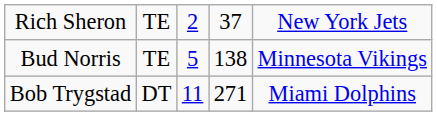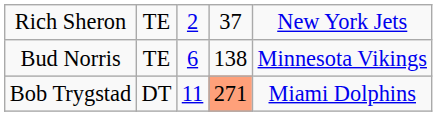(193, 57) 5 -> (193, 57) 6
(230, 93) no background -> (230, 93) lightsalmon background
